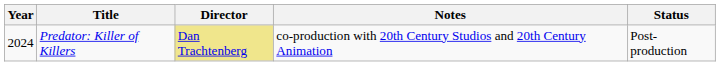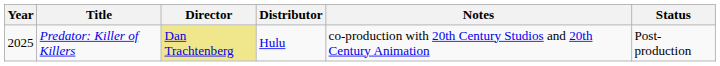+ column: (291, 14)
(21, 43) 2024 -> (21, 43) 2025
